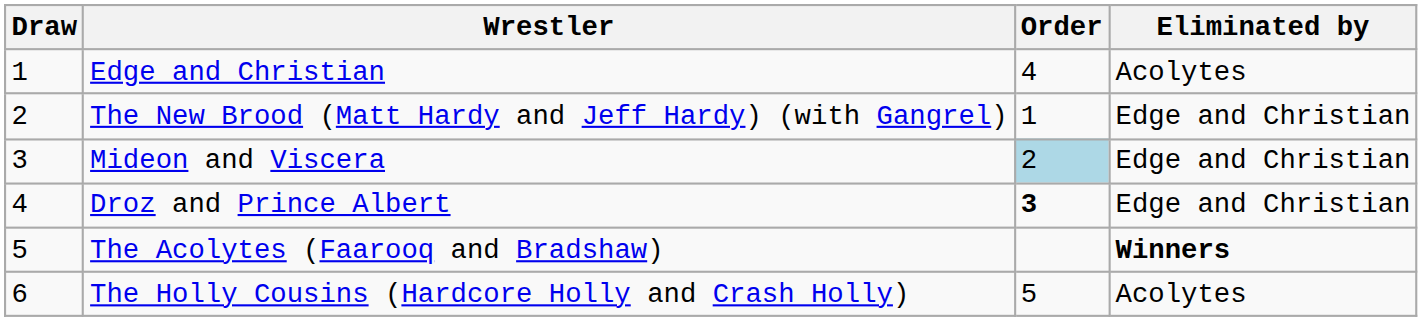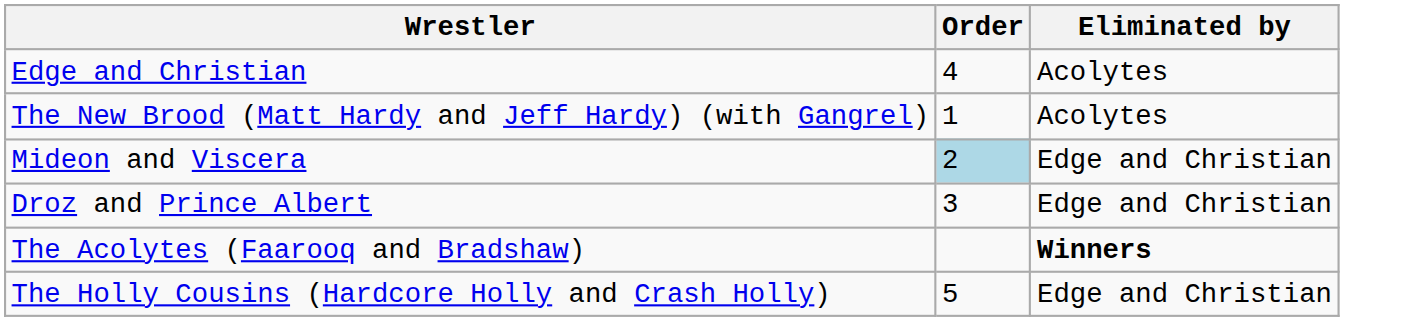- column: (44, 27)
(1263, 116) Edge and Christian -> (1103, 116) Acolytes
(1029, 205) bold -> (950, 205) normal
(1181, 294) Acolytes -> (1184, 294) Edge and Christian
